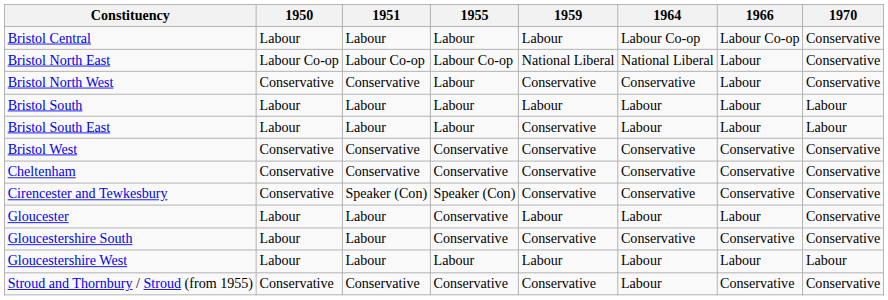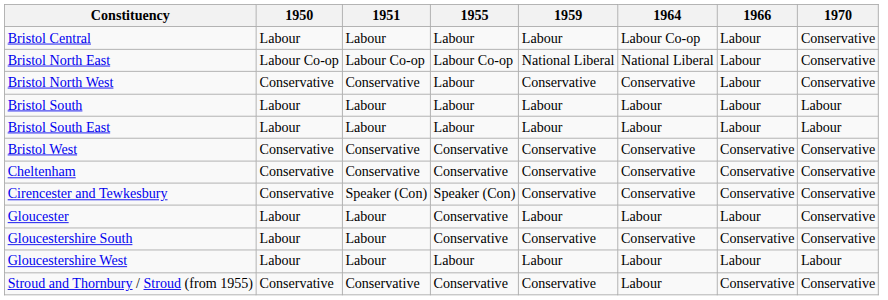(760, 37) Labour Co-op -> (740, 37) Labour
(559, 127) Conservative -> (542, 127) Labour
